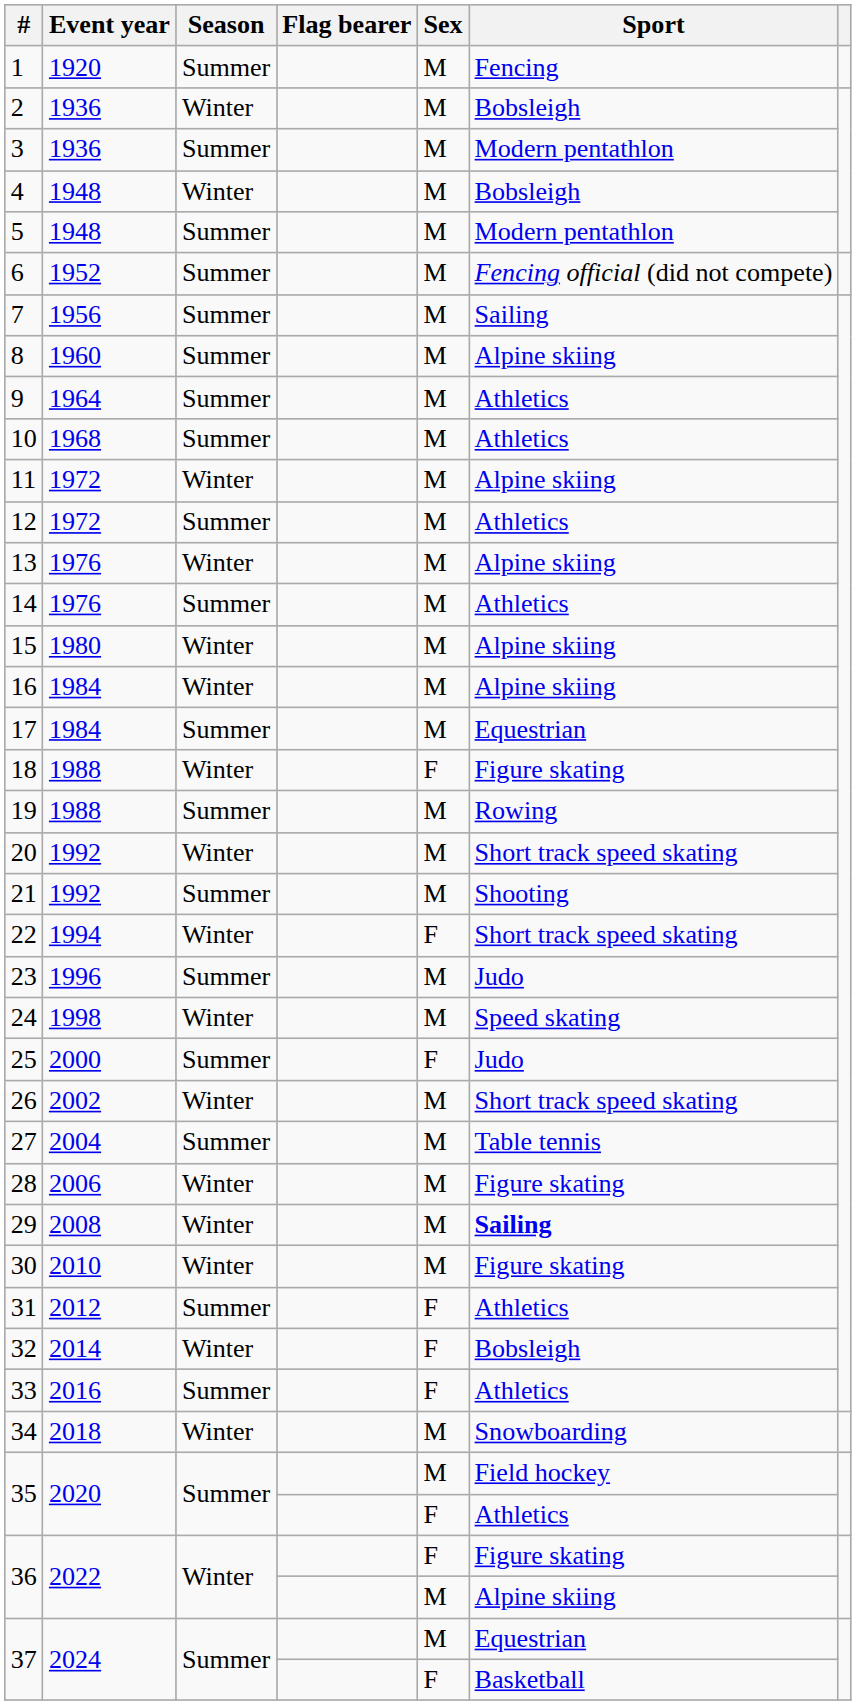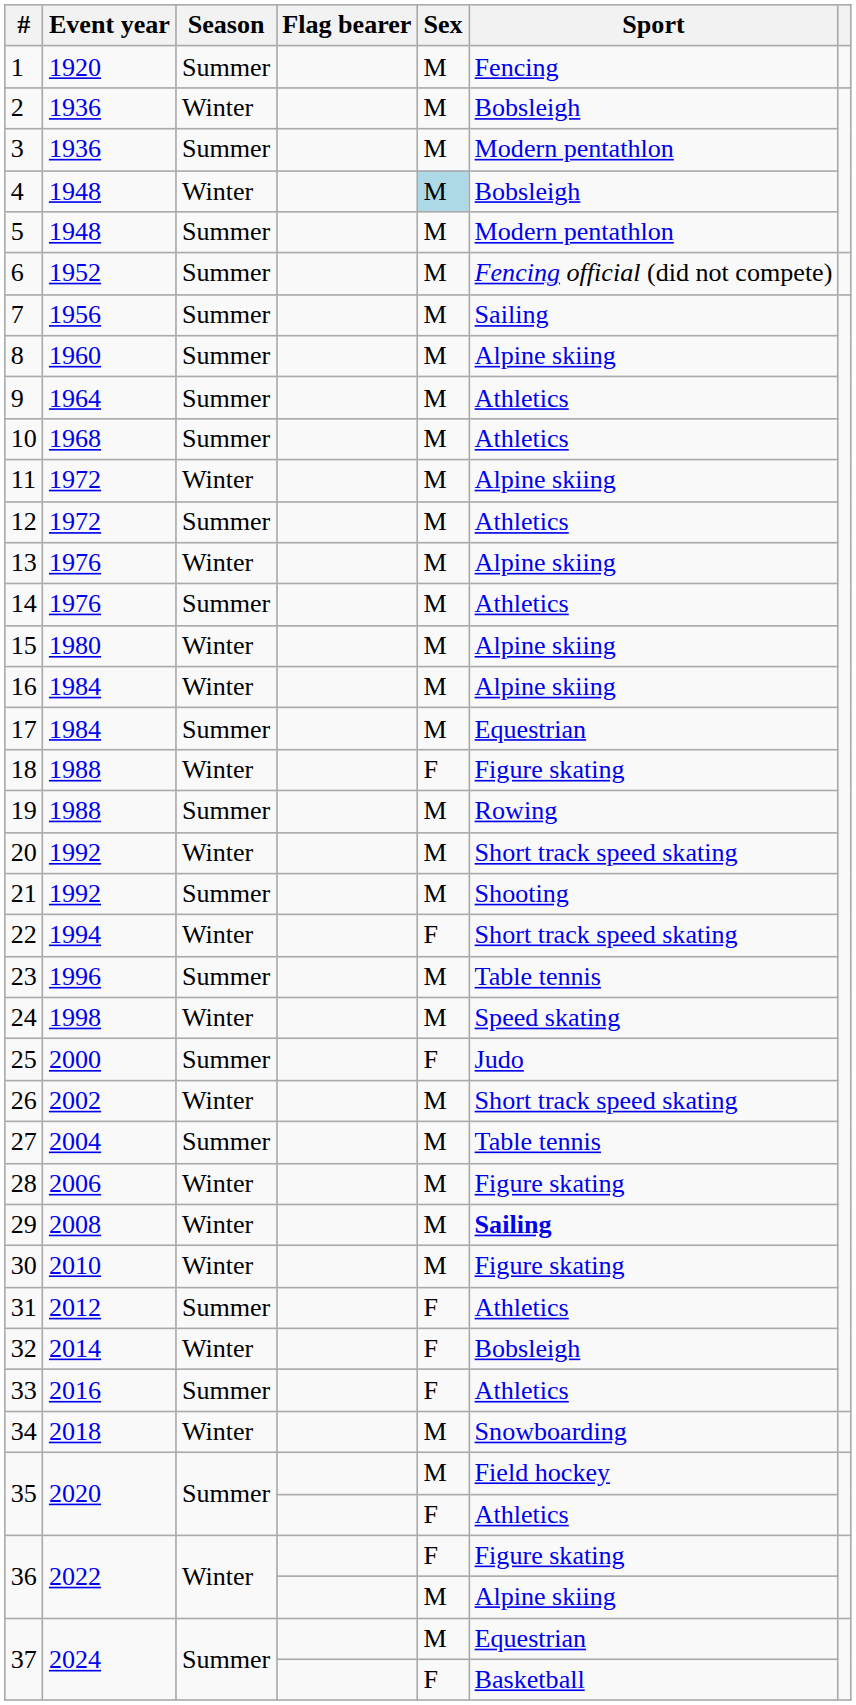(435, 190) no background -> (435, 190) lightblue background
(499, 976) Judo -> (538, 976) Table tennis
